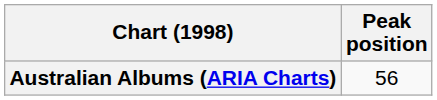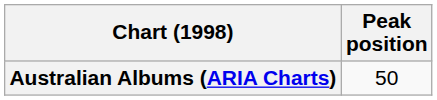(387, 77) 56 -> (387, 77) 50
